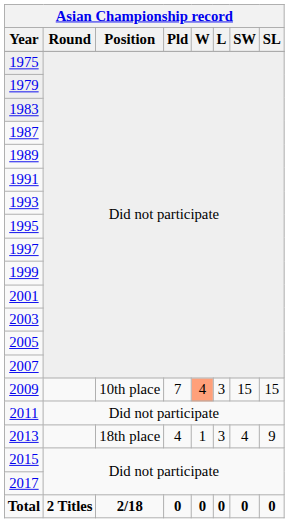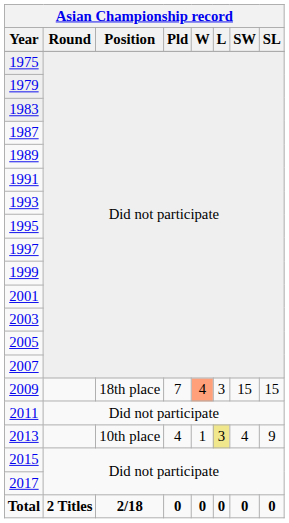(130, 389) 10th place -> (130, 389) 18th place
(130, 436) 18th place -> (130, 436) 10th place
(221, 436) no background -> (221, 436) khaki background
